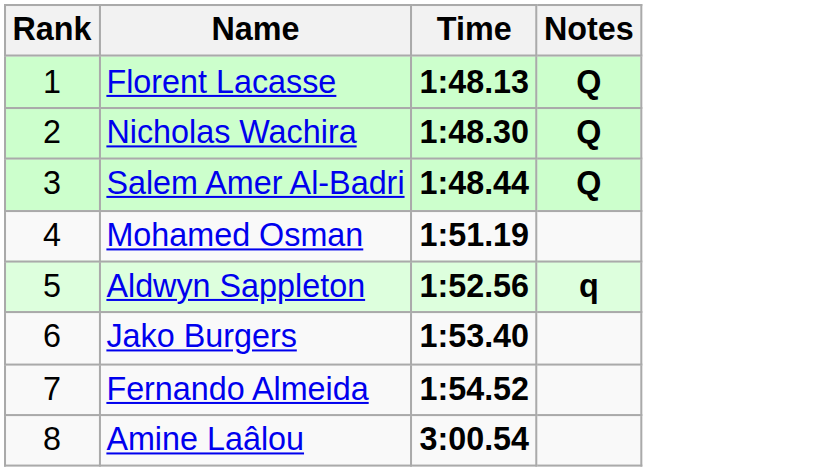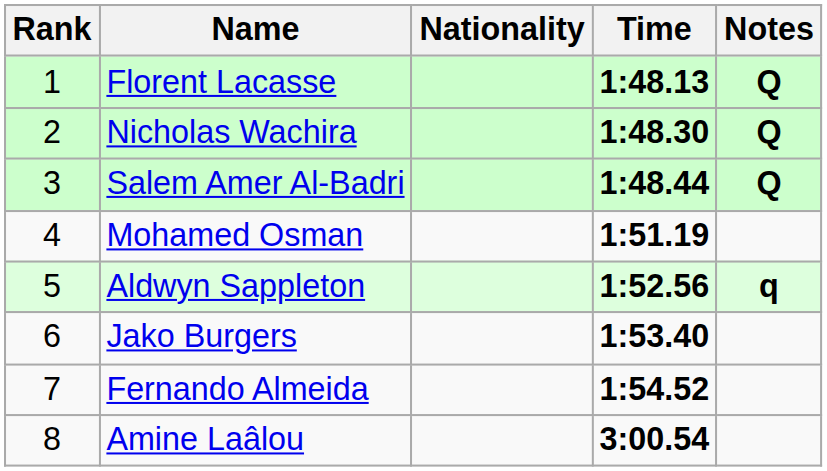+ column: (502, 30)
